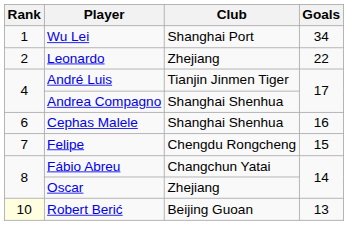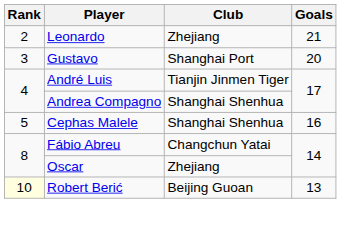- row: (68, 36)
(321, 58) 22 -> (314, 36) 21
+ row: (72, 58)
(24, 123) 6 -> (24, 123) 5
- row: (66, 144)
